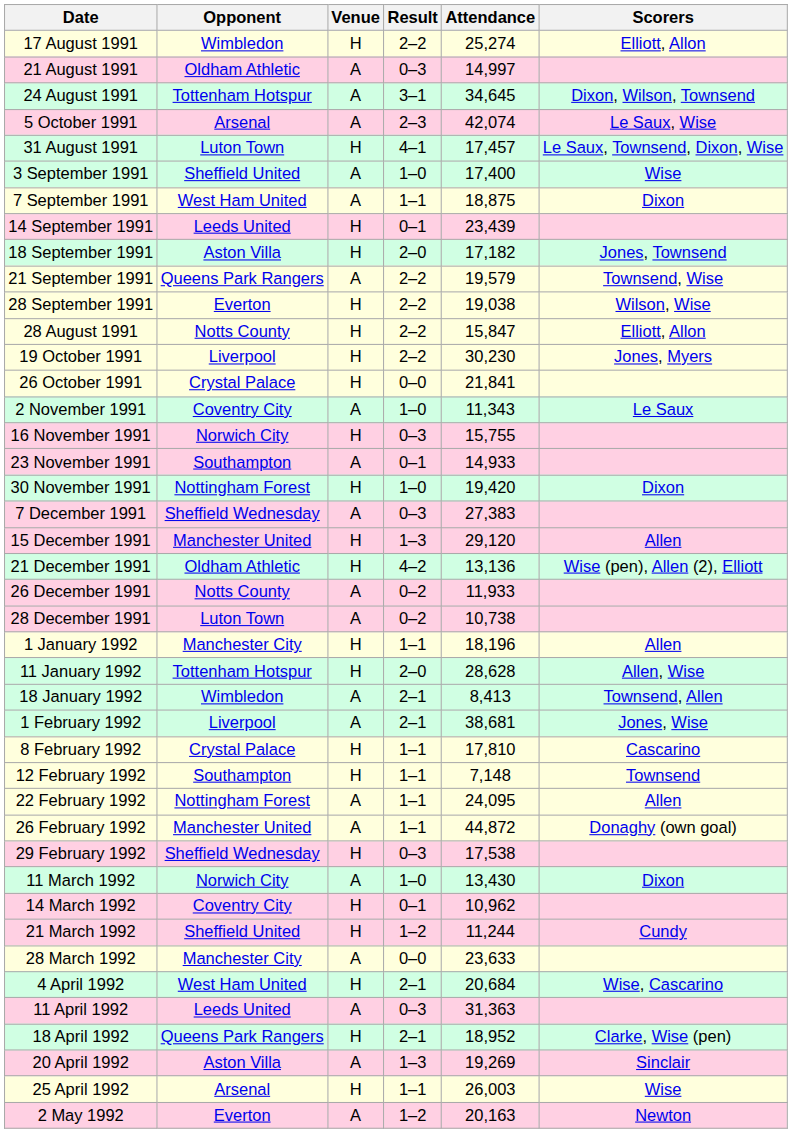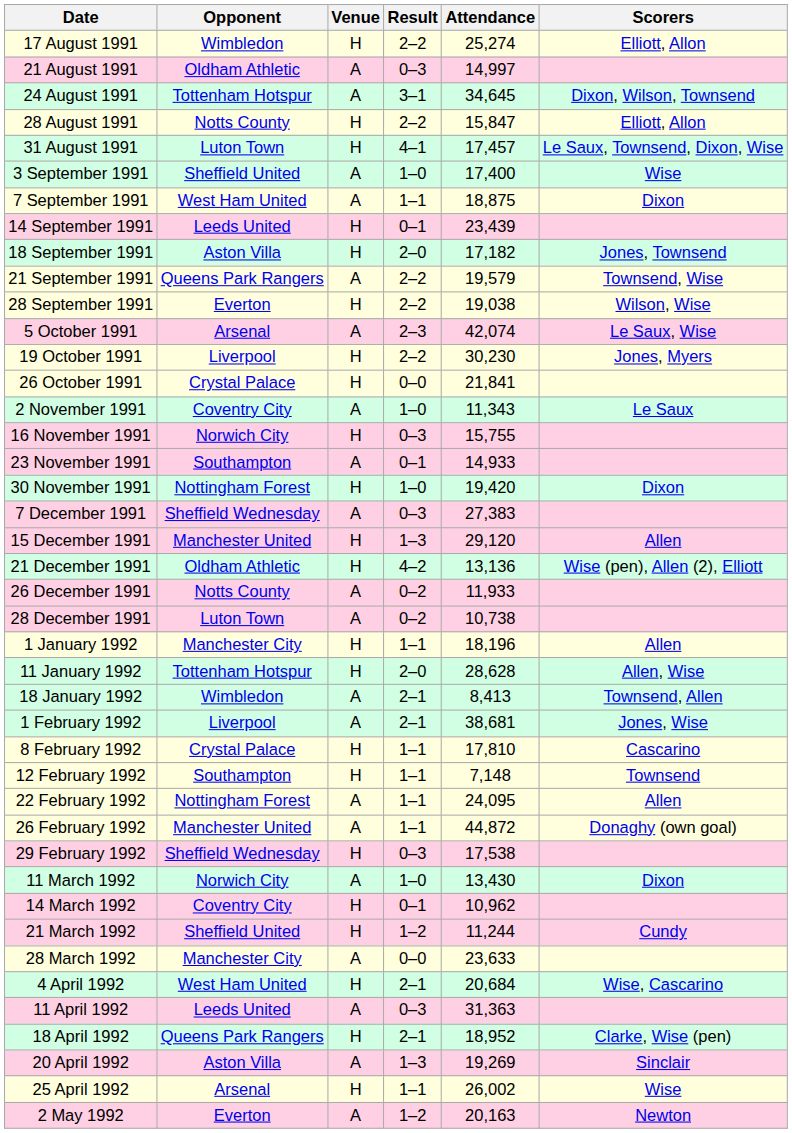rows swapped: (81, 331) <-> (81, 122)
(490, 1089) 26,003 -> (490, 1089) 26,002
